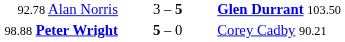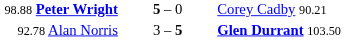rows swapped: (68, 9) <-> (61, 30)
